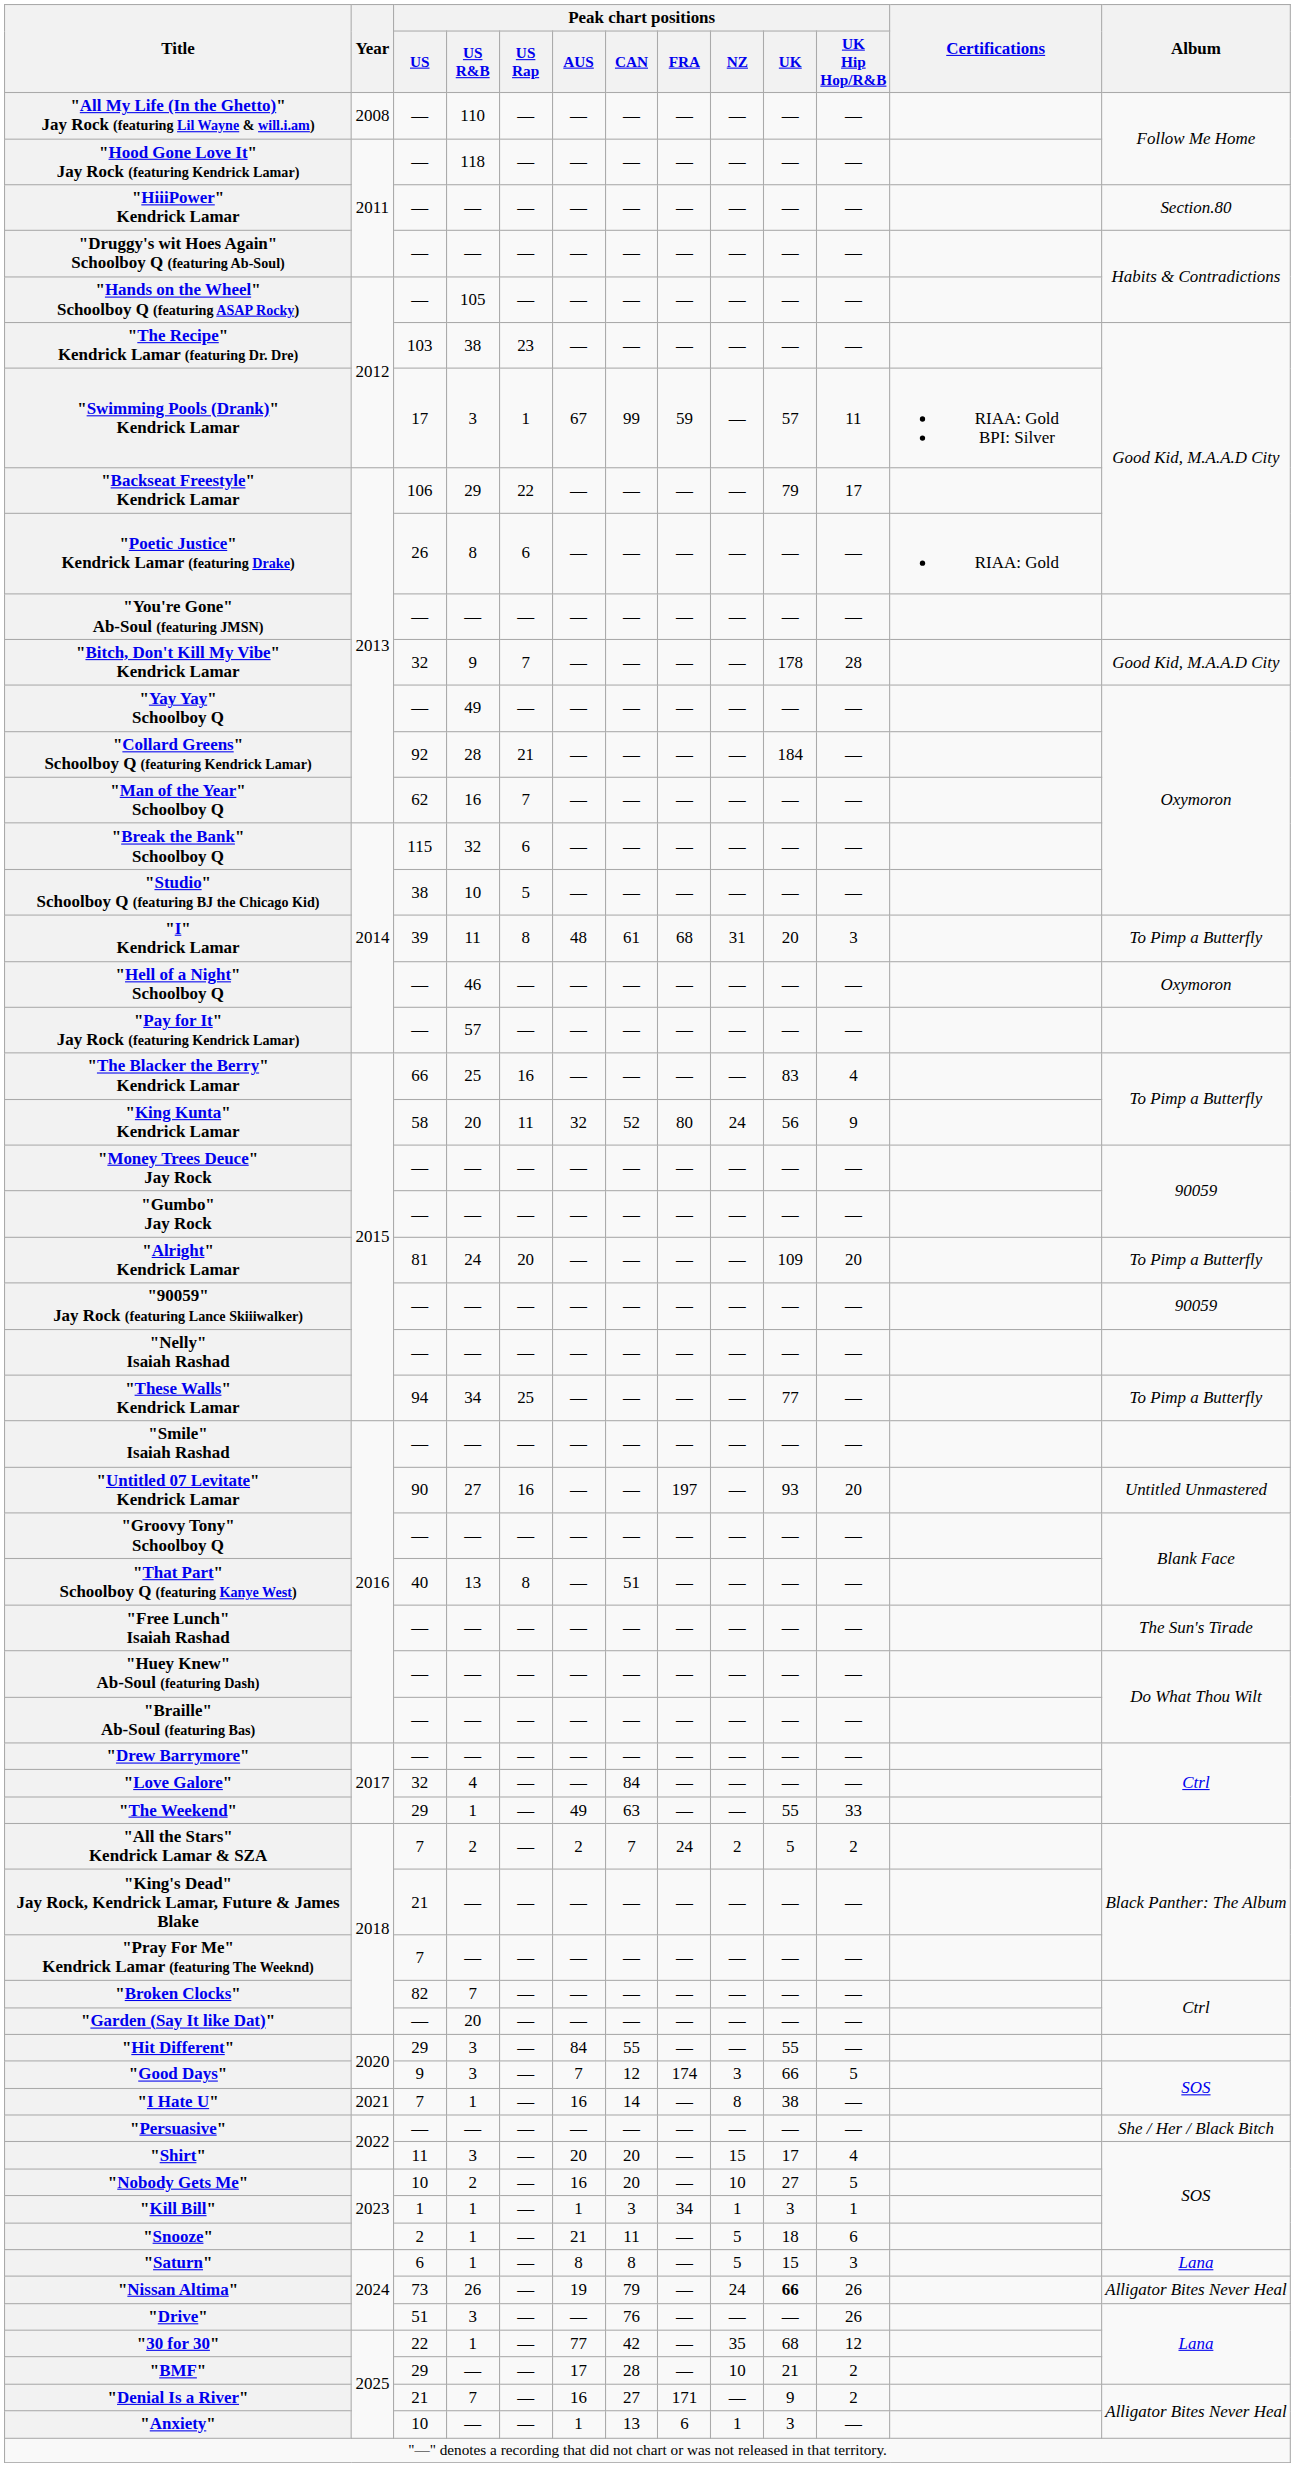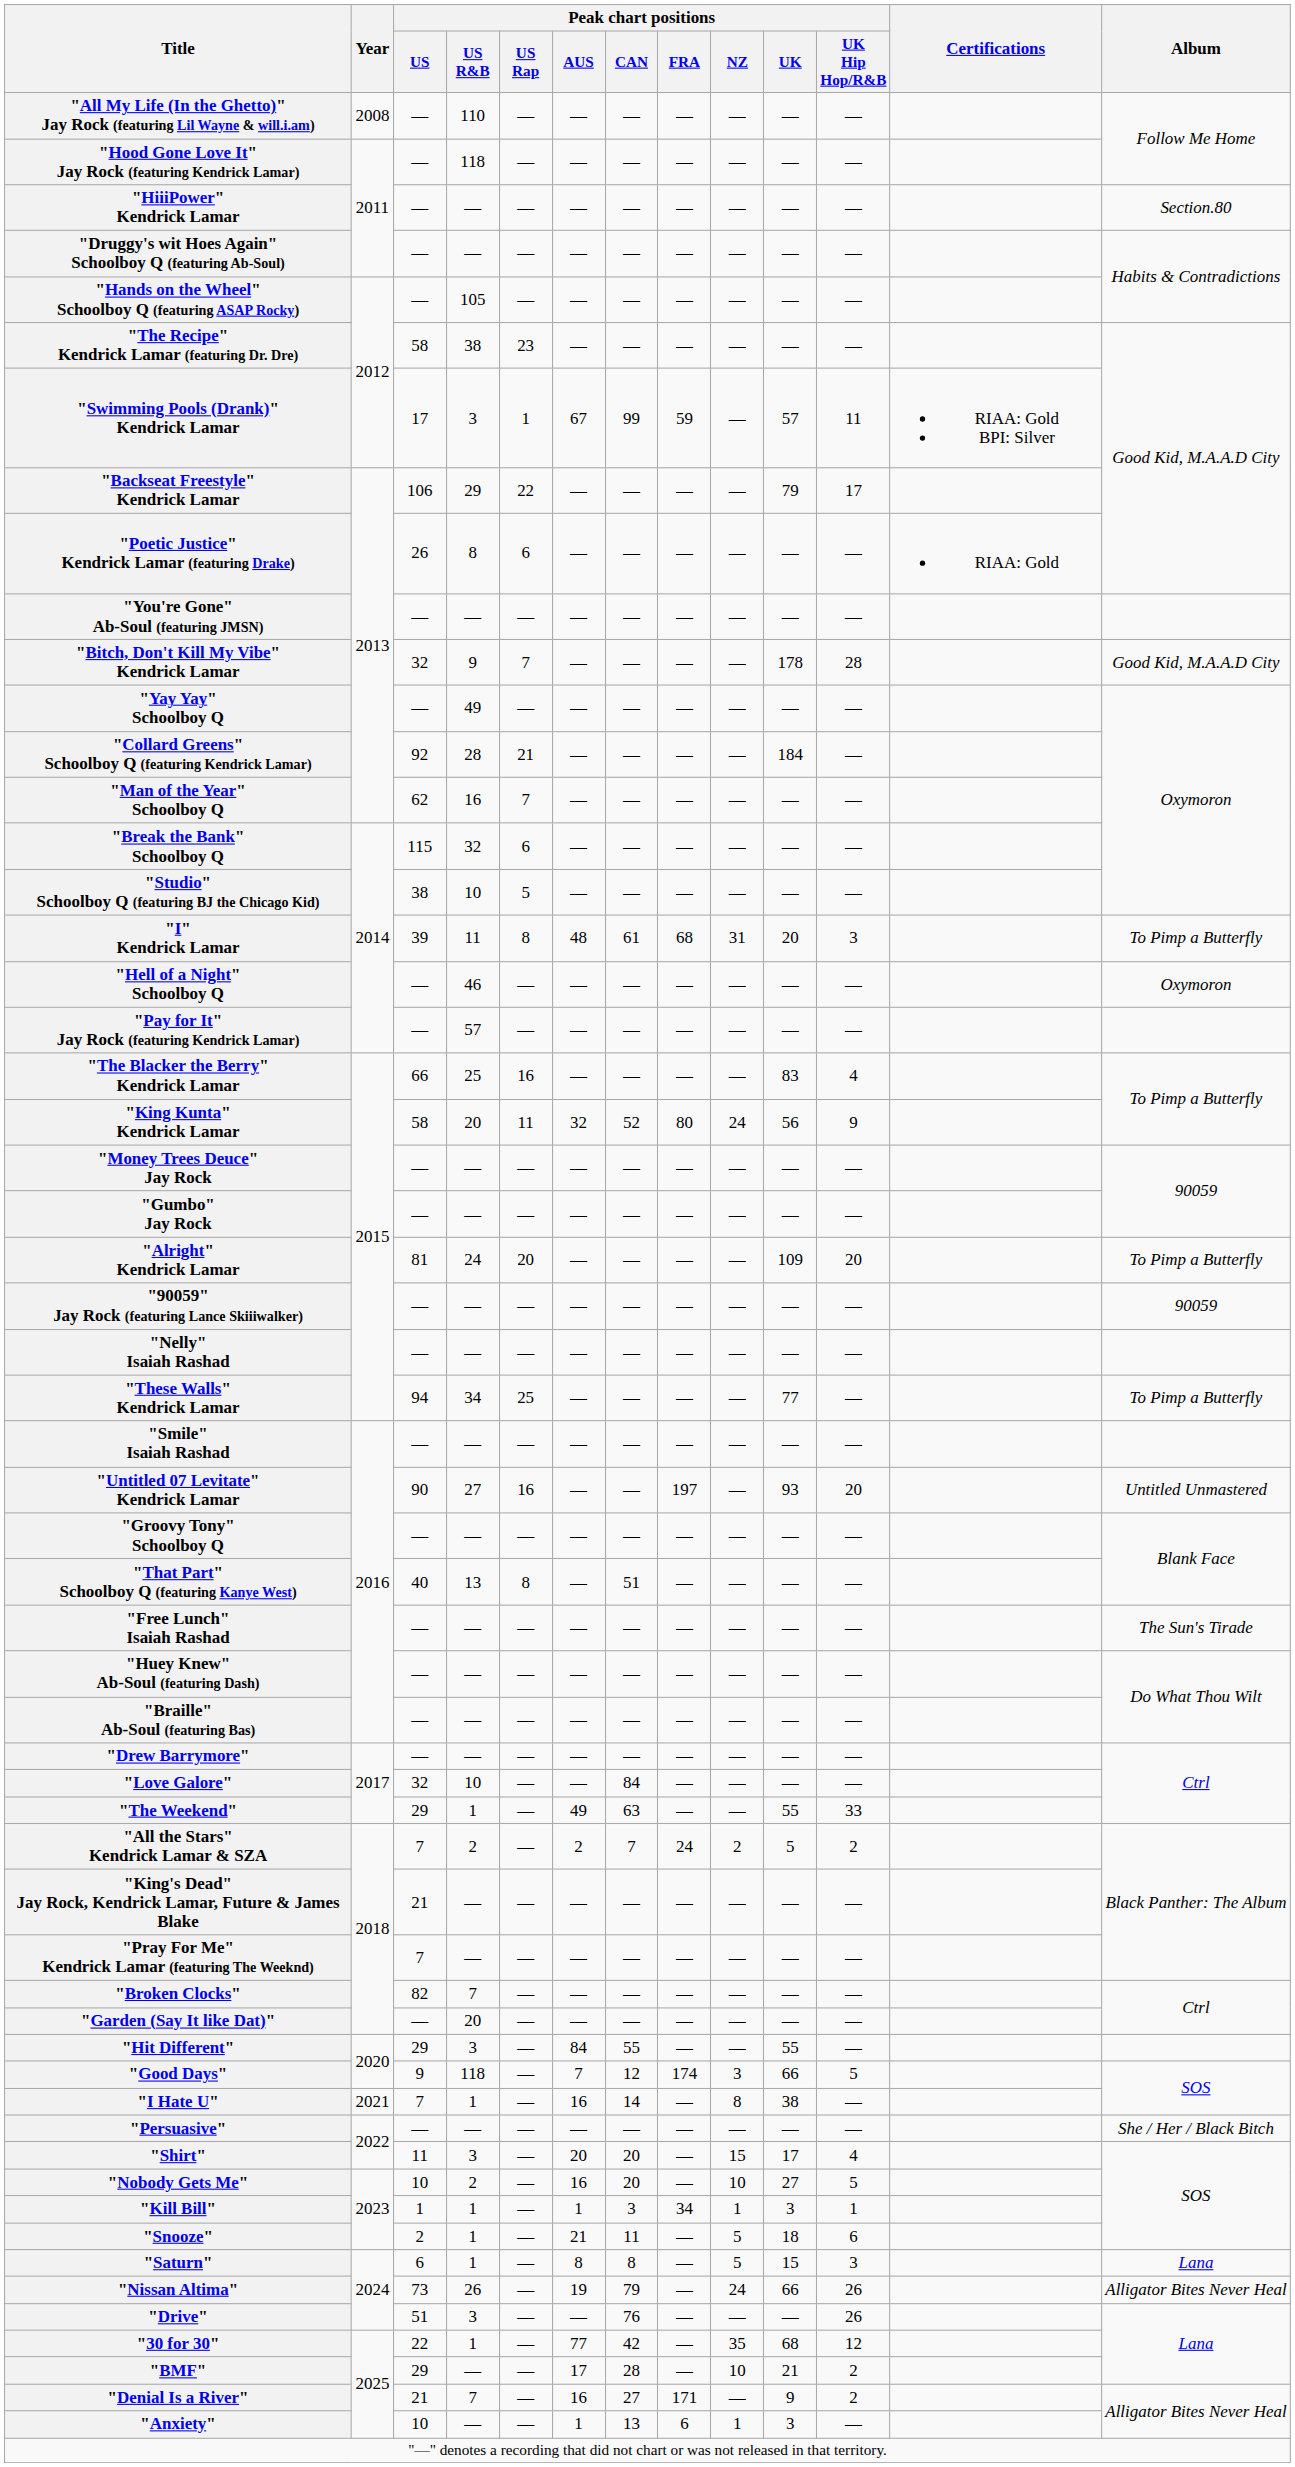(420, 345) 103 -> (420, 345) 58
(473, 1783) 4 -> (473, 1783) 10
(473, 2074) 3 -> (473, 2074) 118
(790, 2289) bold -> (790, 2289) normal
